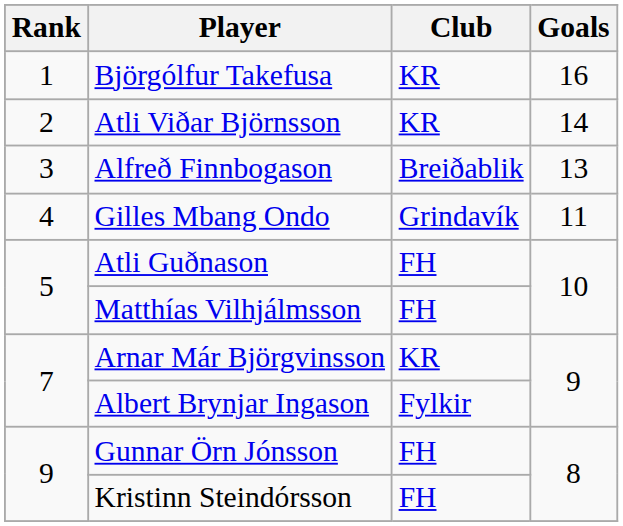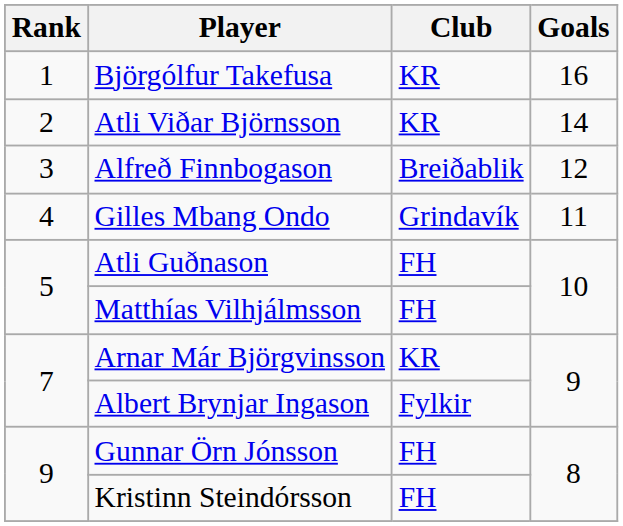(573, 168) 13 -> (573, 168) 12
